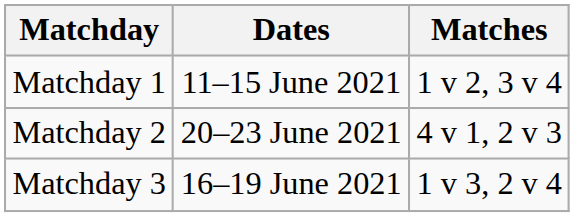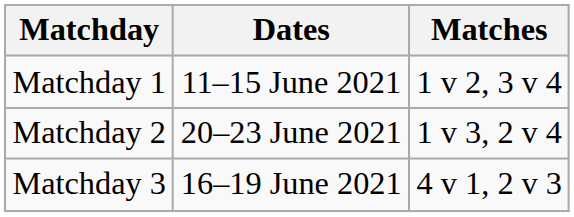(489, 132) 4 v 1, 2 v 3 -> (489, 132) 1 v 3, 2 v 4
(489, 183) 1 v 3, 2 v 4 -> (489, 183) 4 v 1, 2 v 3
